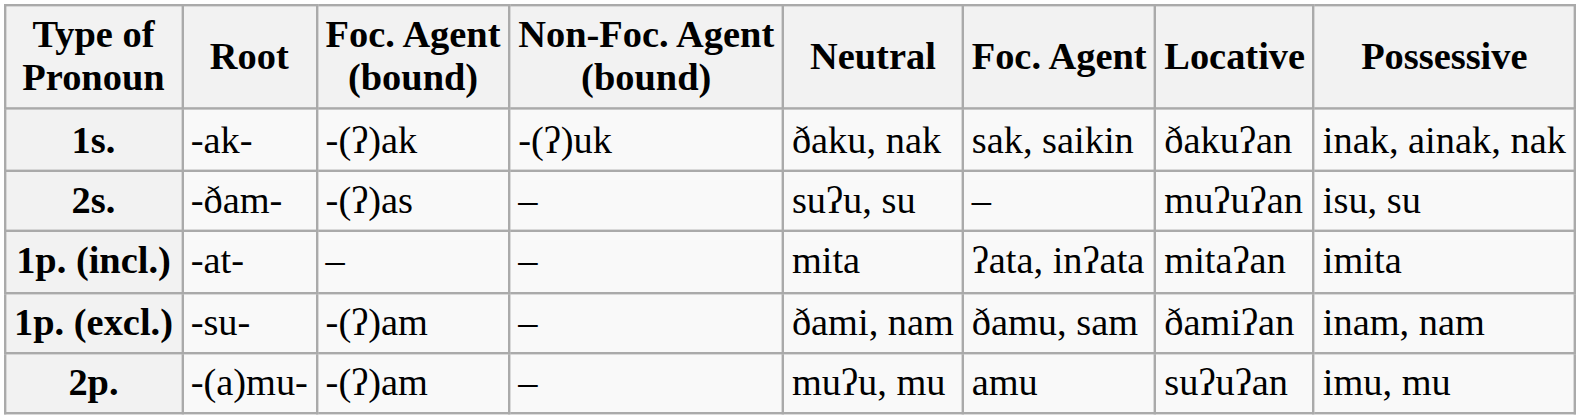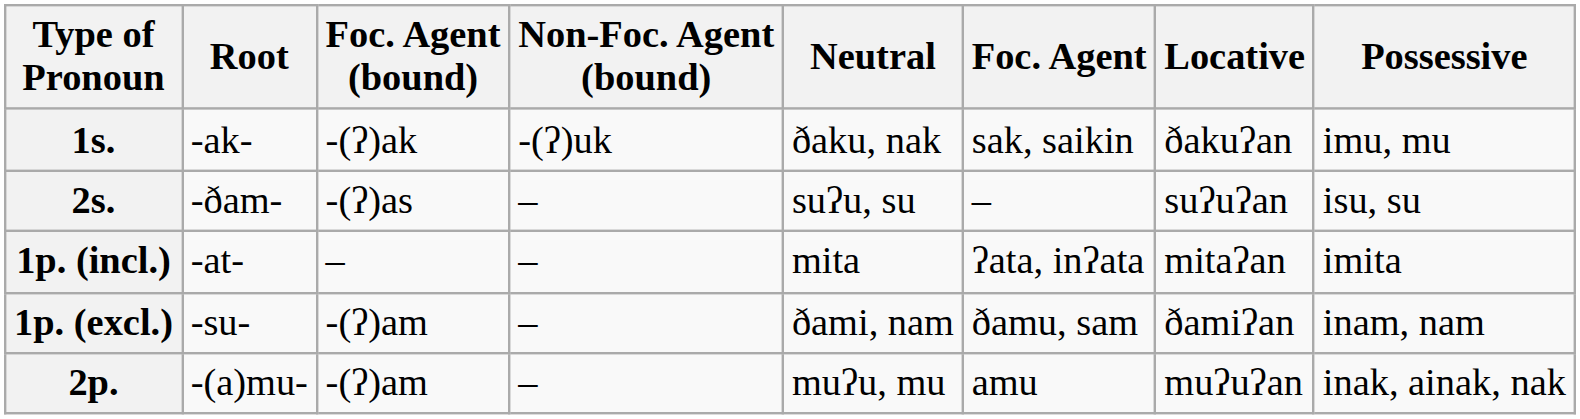(1444, 139) inak, ainak, nak -> (1387, 139) imu, mu
(1234, 199) muʔuʔan -> (1226, 199) suʔuʔan
(1226, 382) suʔuʔan -> (1234, 382) muʔuʔan
(1387, 382) imu, mu -> (1444, 382) inak, ainak, nak
